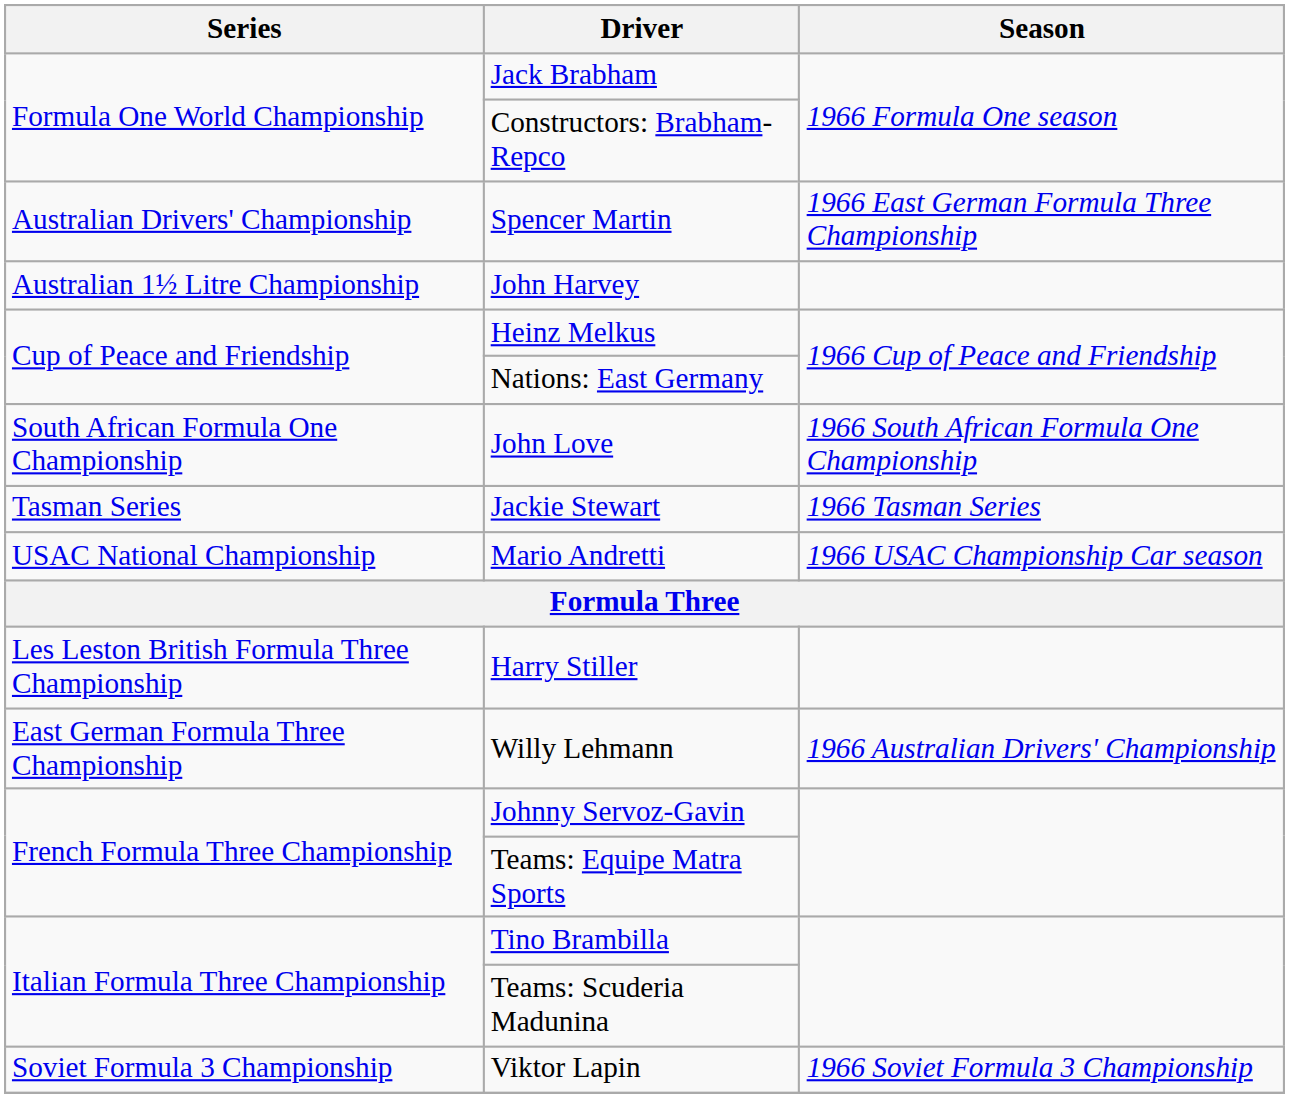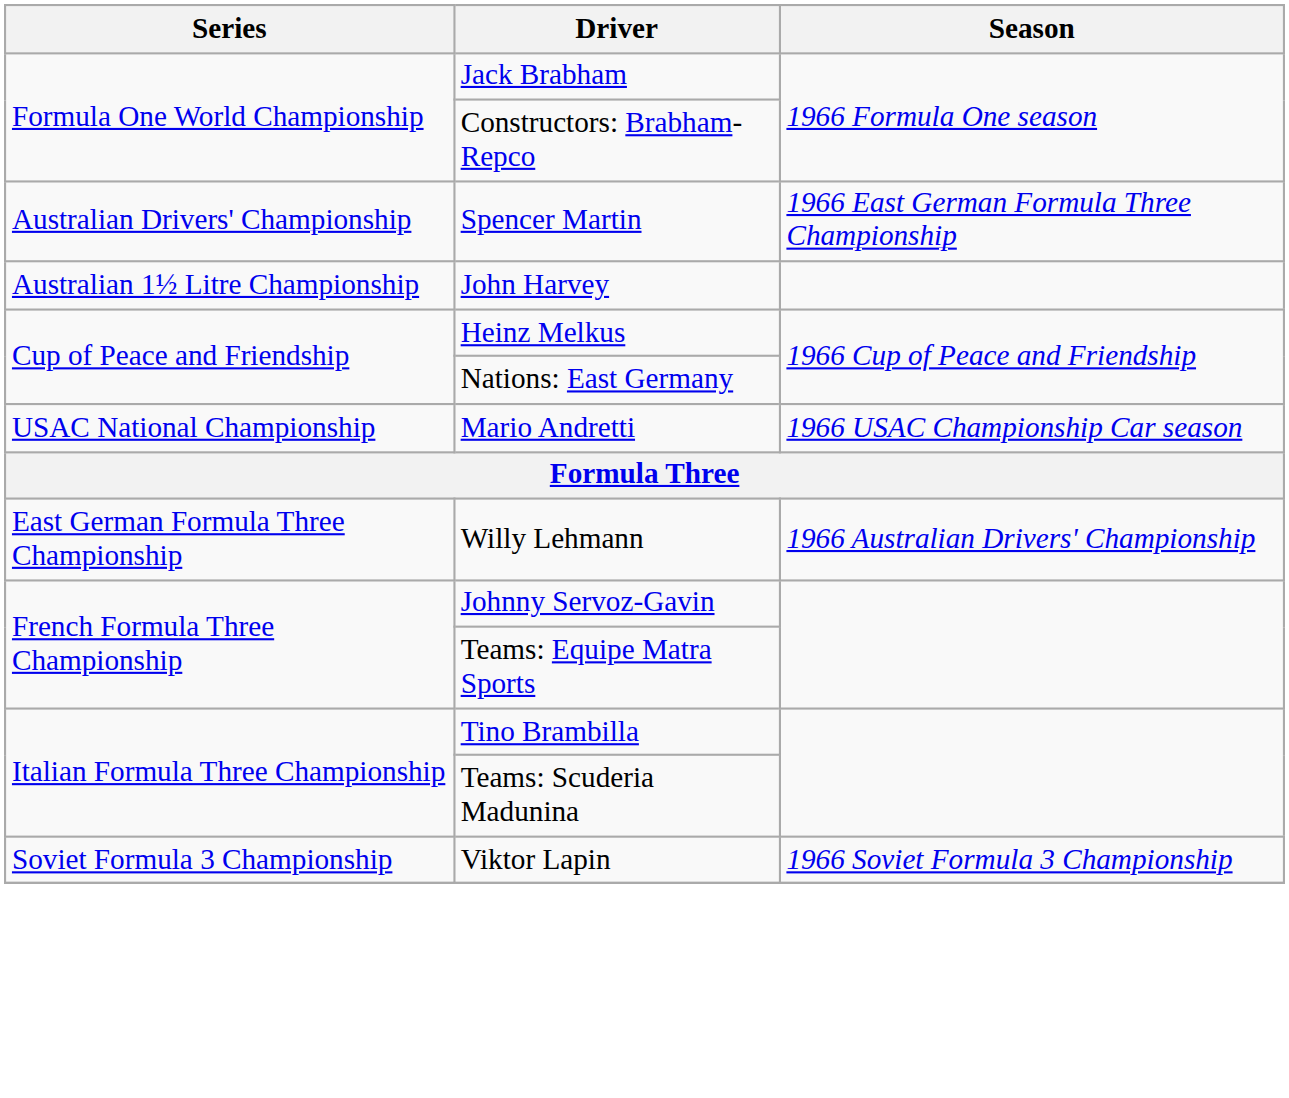- row: (552, 443)
- row: (575, 507)
- row: (564, 666)
